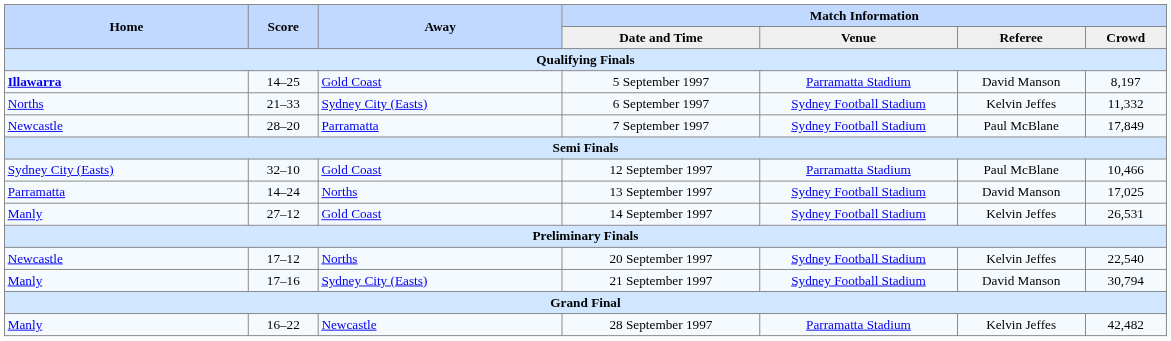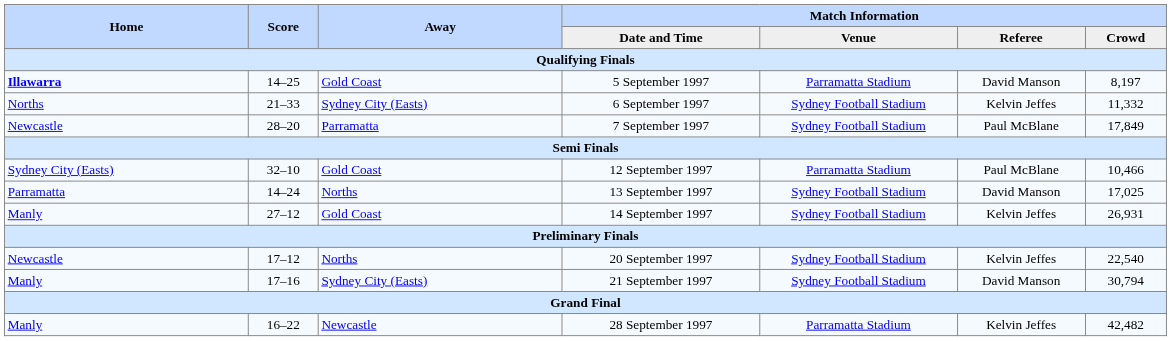(1126, 214) 26,531 -> (1126, 214) 26,931
